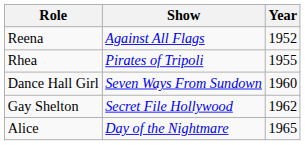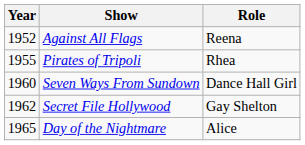columns swapped: (283, 15) <-> (53, 15)
